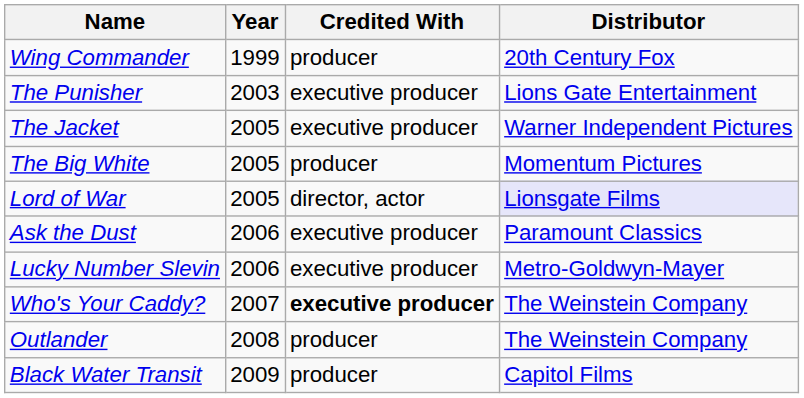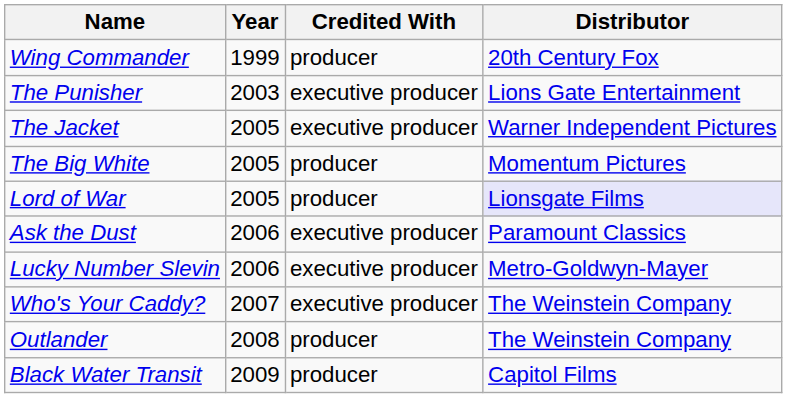(357, 198) director, actor -> (334, 198) producer
(392, 304) bold -> (384, 304) normal
